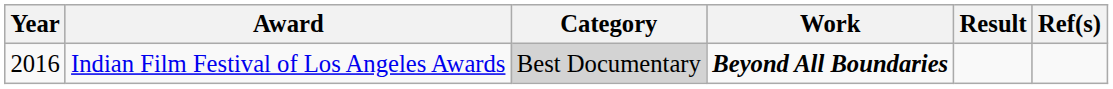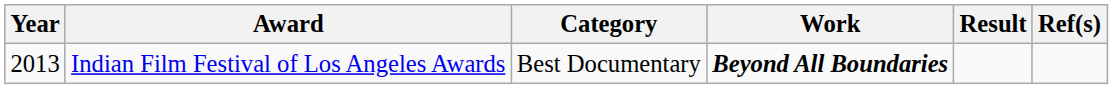(35, 63) 2016 -> (35, 63) 2013
(609, 63) lightgrey background -> (609, 63) no background
